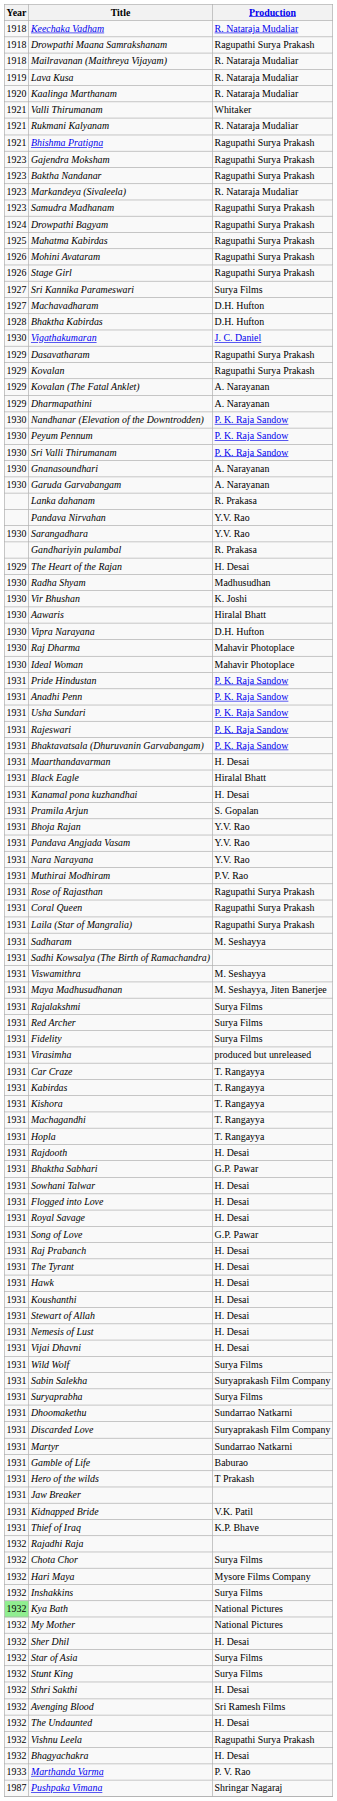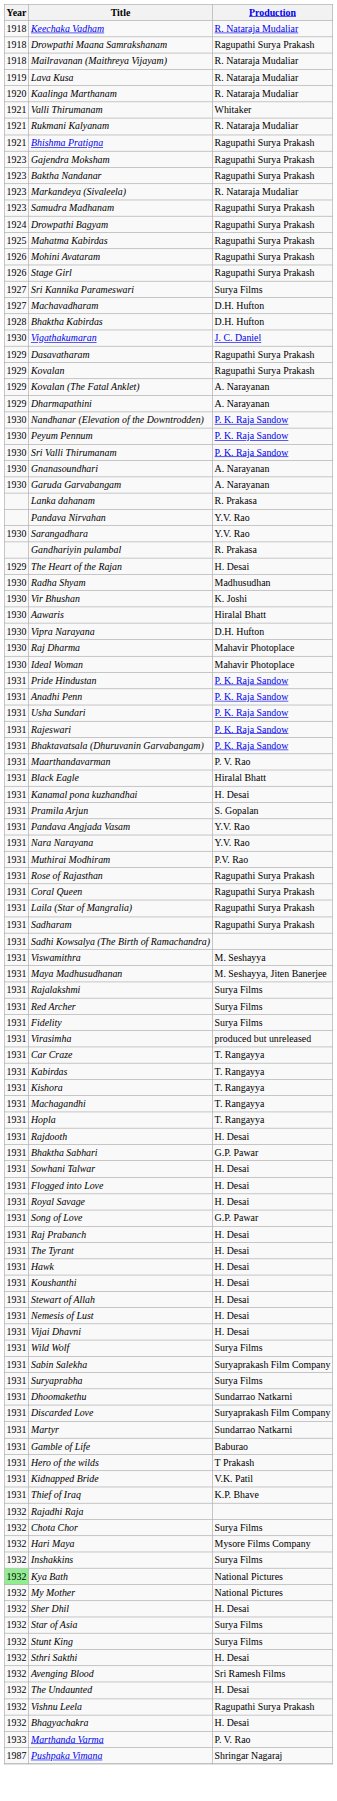(232, 762) H. Desai -> (233, 762) P. V. Rao
- row: (56, 827)
(240, 941) M. Seshayya -> (265, 925) Ragupathi Surya Prakash
- row: (56, 1495)
